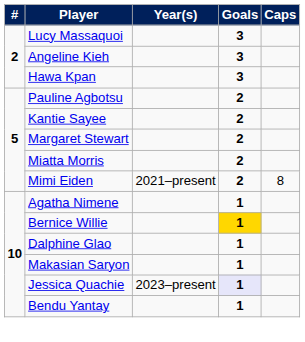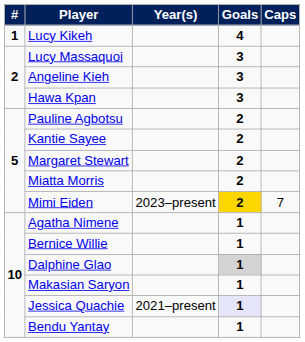+ row: (60, 35)
(176, 181) 2021–present -> (176, 202) 2023–present
(240, 181) no background -> (240, 202) gold background
(280, 181) 8 -> (280, 202) 7
(240, 222) gold background -> (240, 243) no background
(240, 243) no background -> (240, 264) lightgrey background
(176, 285) 2023–present -> (176, 306) 2021–present
